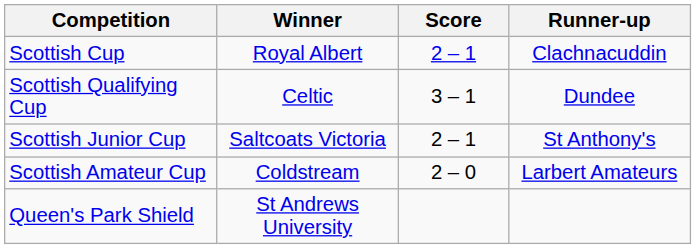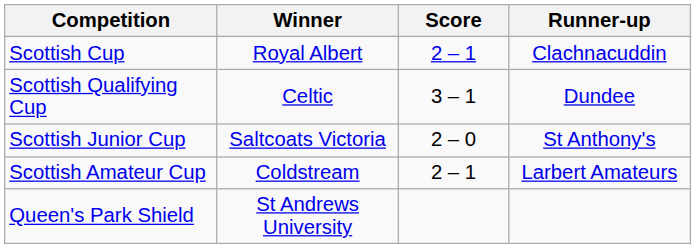(454, 140) 2 – 1 -> (454, 140) 2 – 0
(454, 172) 2 – 0 -> (454, 172) 2 – 1
